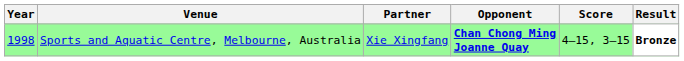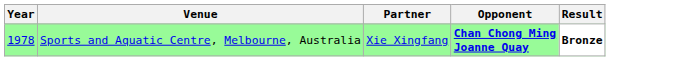- column: (596, 14)
(21, 40) 1998 -> (21, 40) 1978
